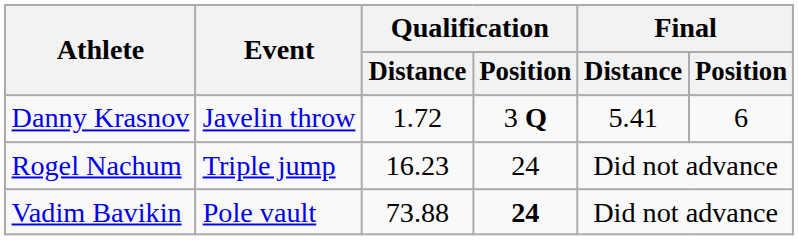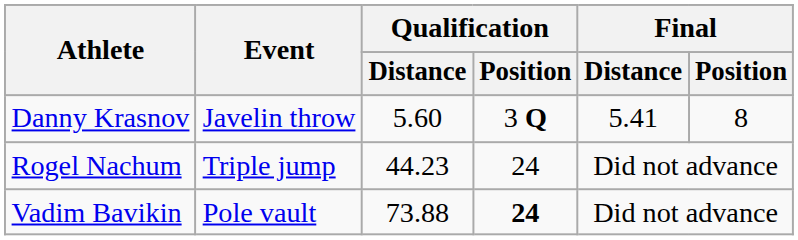(417, 118) 1.72 -> (417, 118) 5.60
(741, 118) 6 -> (741, 118) 8
(417, 165) 16.23 -> (417, 165) 44.23
